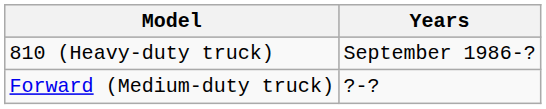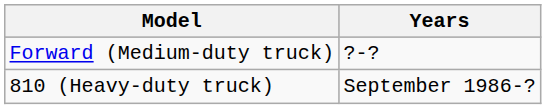rows swapped: (172, 86) <-> (142, 54)
